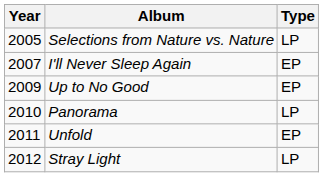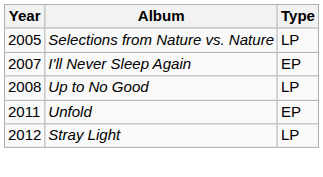(25, 87) 2009 -> (25, 87) 2008
(291, 87) EP -> (290, 87) LP
- row: (83, 111)
